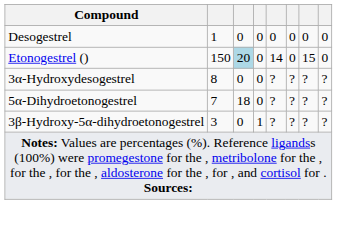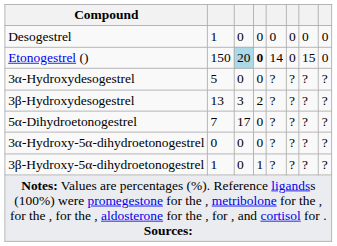(260, 57) normal -> (260, 57) bold
(214, 79) 8 -> (214, 79) 5
+ row: (71, 100)
(244, 100) 18 -> (244, 121) 17
+ row: (106, 143)
(214, 121) 3 -> (214, 164) 1
